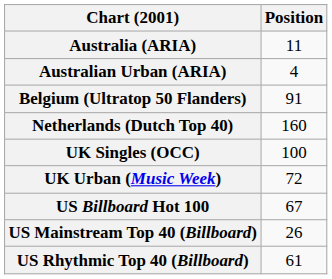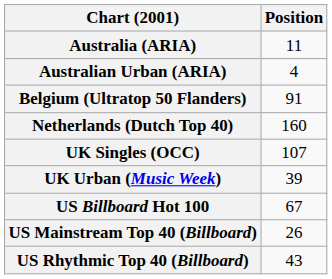(294, 152) 100 -> (294, 152) 107
(294, 179) 72 -> (294, 179) 39
(294, 260) 61 -> (294, 260) 43
